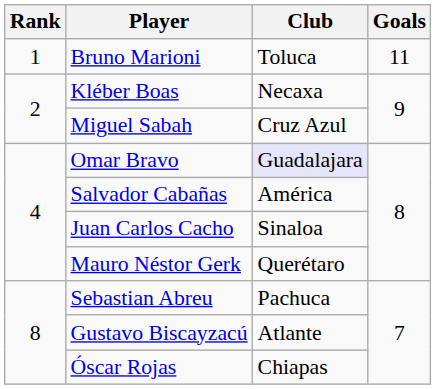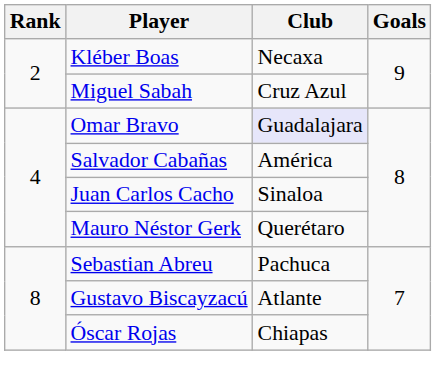- row: (136, 56)
